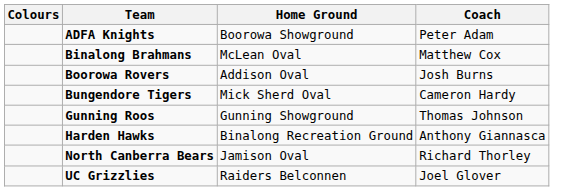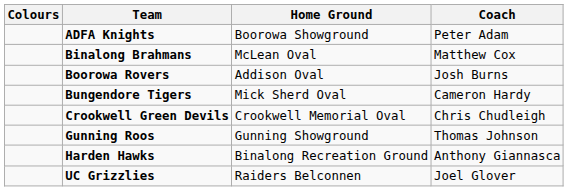+ row: (147, 115)
- row: (140, 155)
